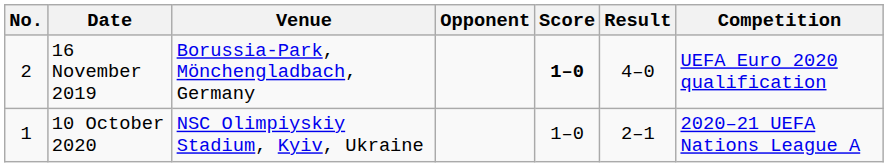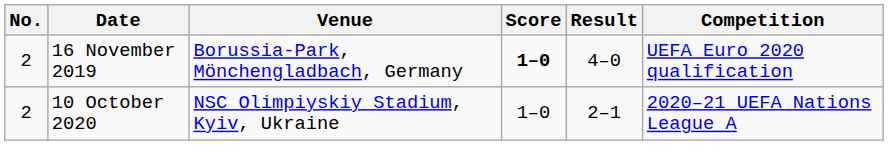- column: (485, 20)
(26, 135) 1 -> (26, 113) 2
